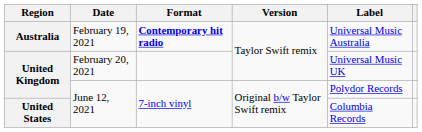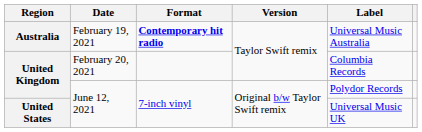(366, 65) Universal Music UK -> (351, 65) Columbia Records
(351, 112) Columbia Records -> (366, 112) Universal Music UK
